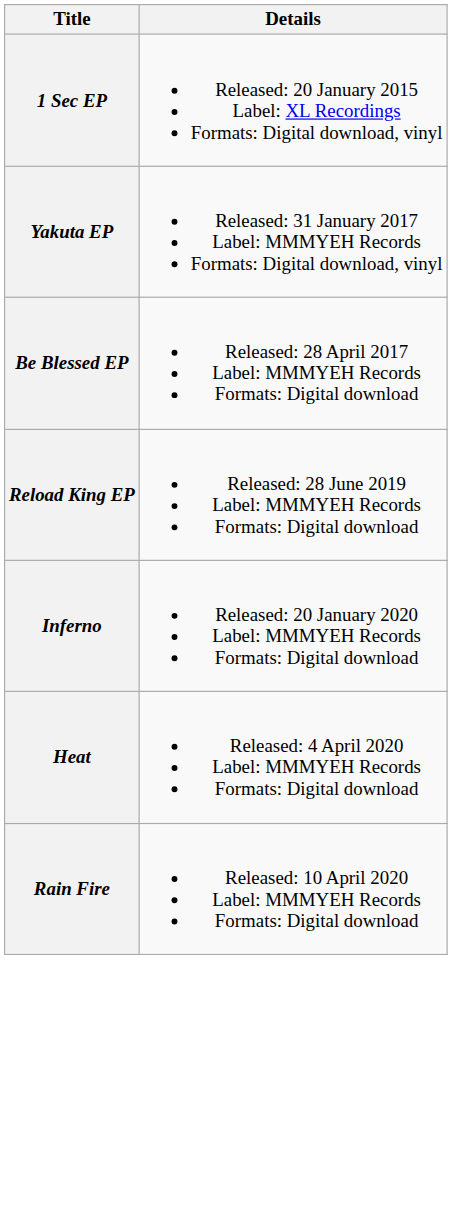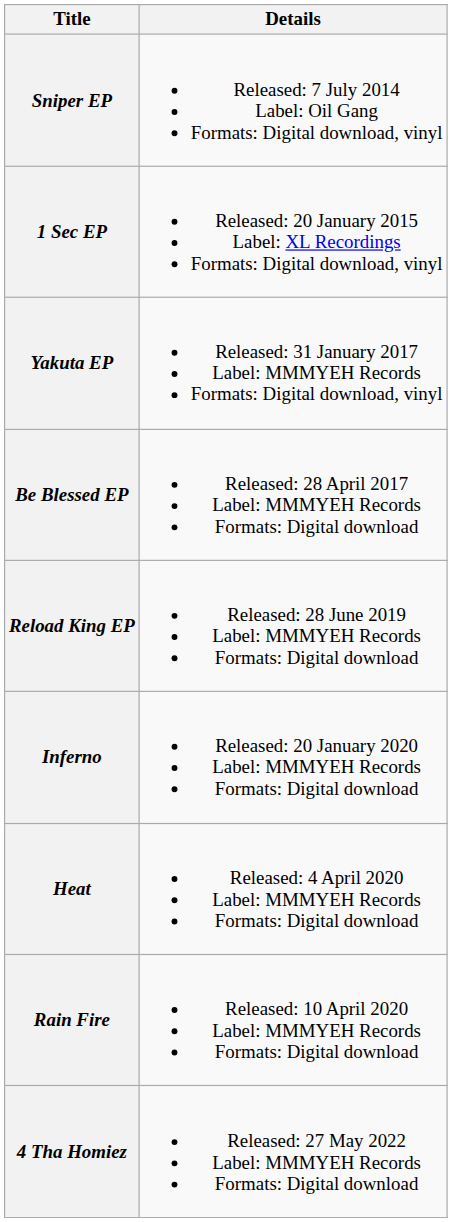+ row: (72, 100)
+ row: (72, 1151)
